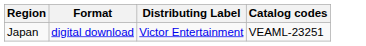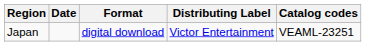+ column: (64, 13)
